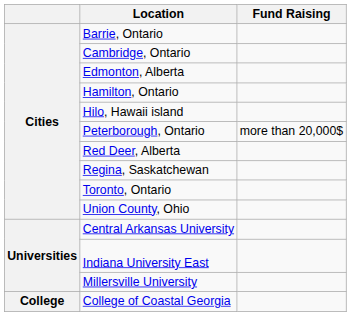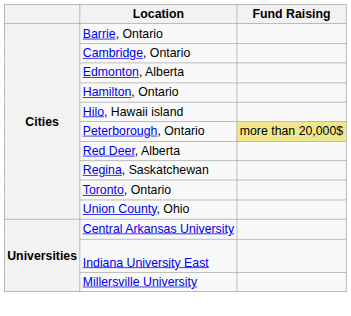(291, 131) no background -> (291, 131) khaki background
- row: (157, 301)
